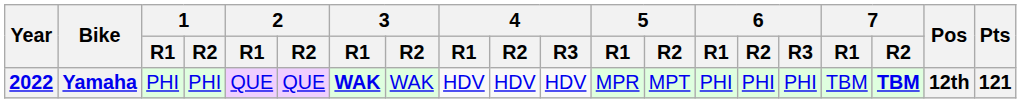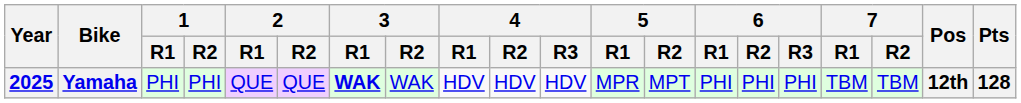(31, 83) 2022 -> (31, 83) 2025
(898, 83) bold -> (898, 83) normal
(995, 83) 121 -> (994, 83) 128
